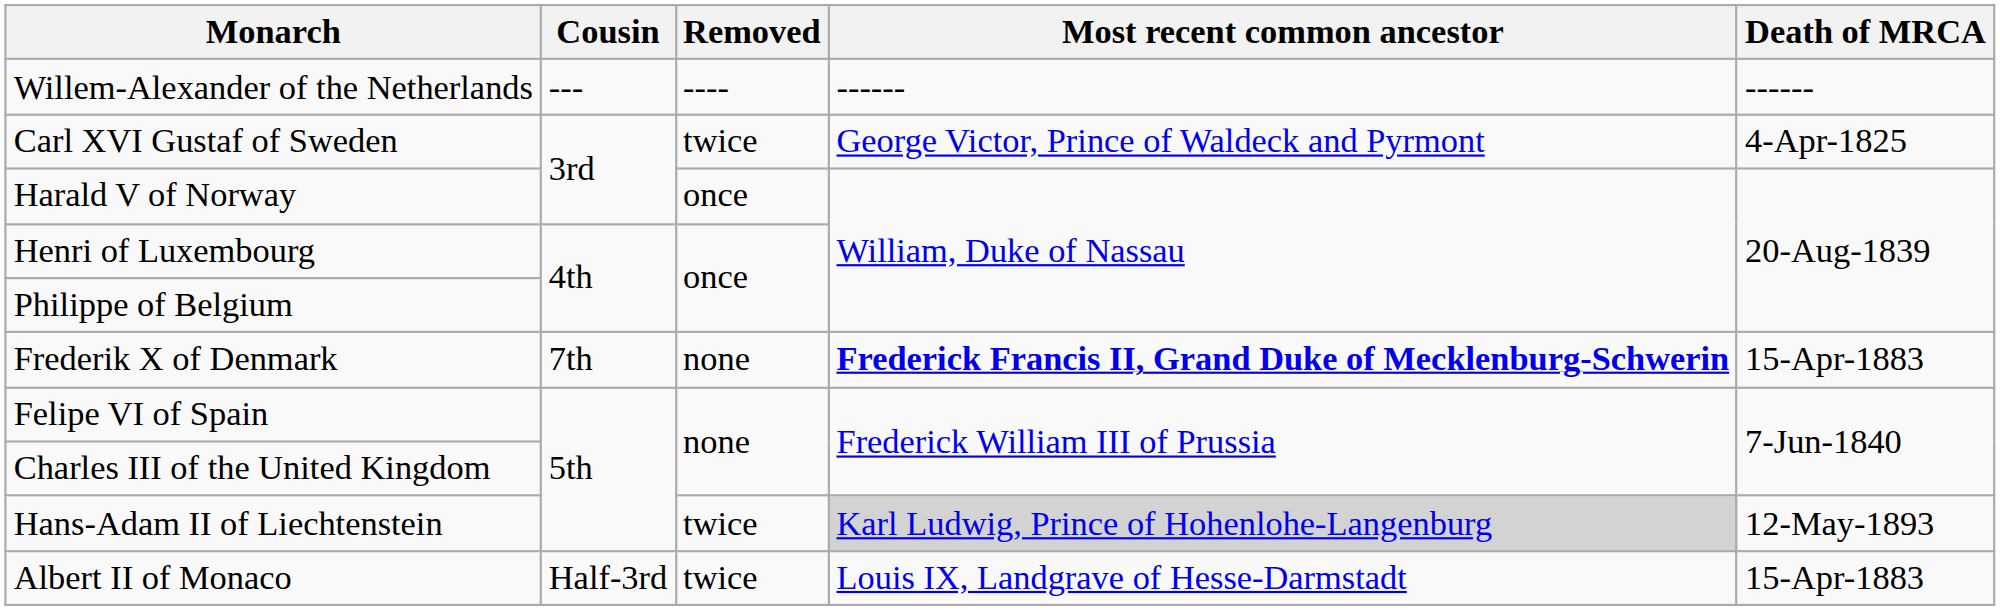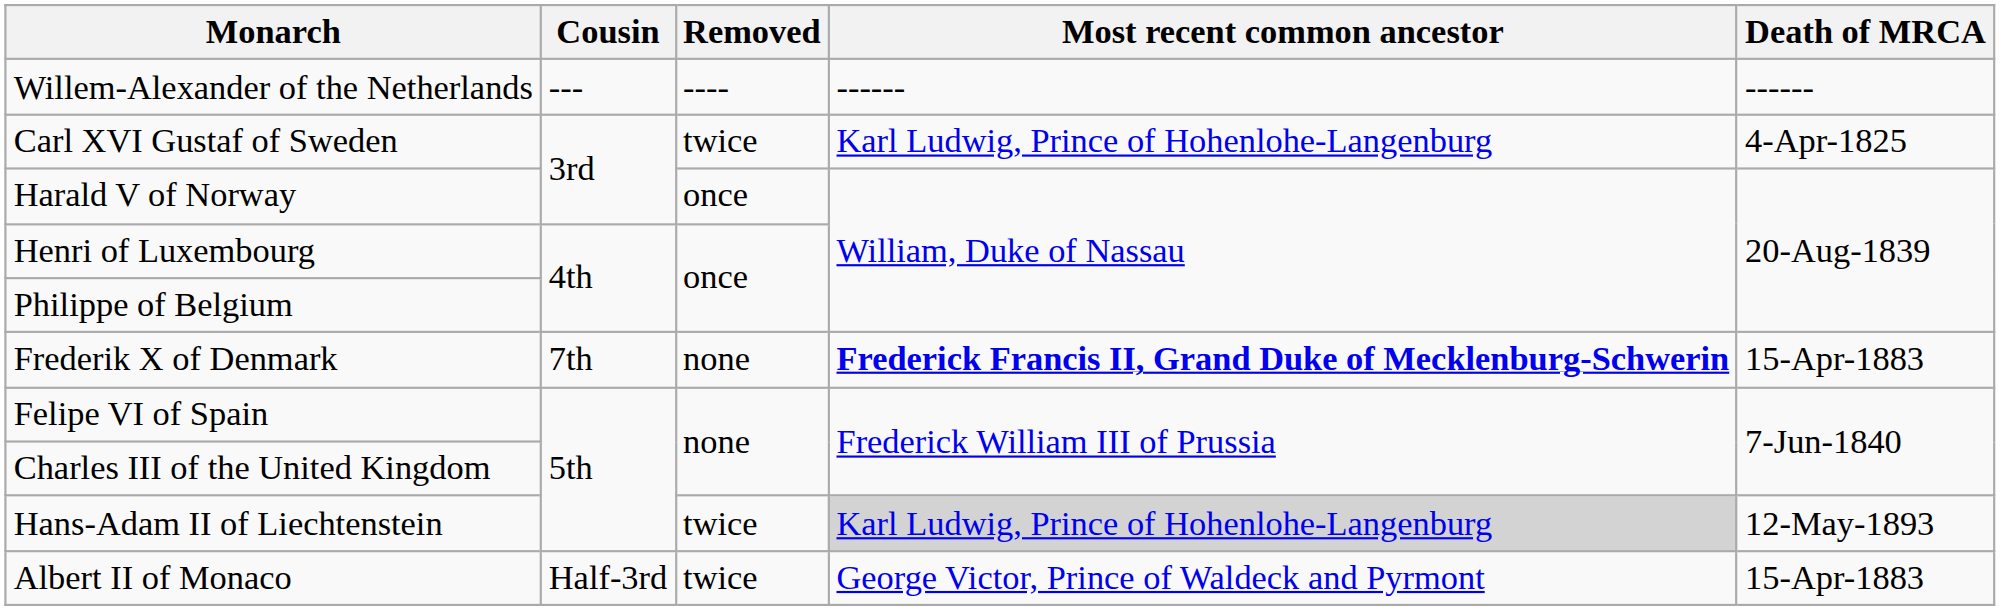(1161, 140) George Victor, Prince of Waldeck and Pyrmont -> (1164, 140) Karl Ludwig, Prince of Hohenlohe-Langenburg
(1122, 577) Louis IX, Landgrave of Hesse-Darmstadt -> (1161, 577) George Victor, Prince of Waldeck and Pyrmont
